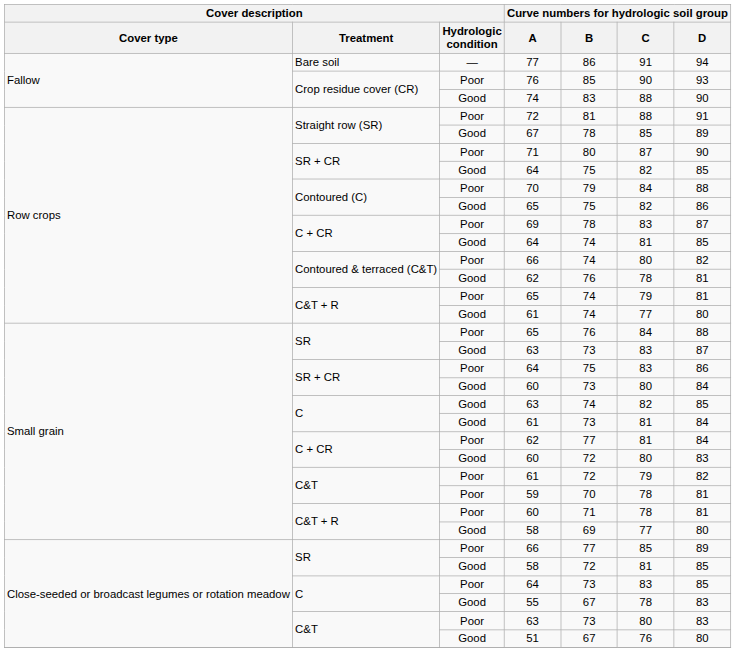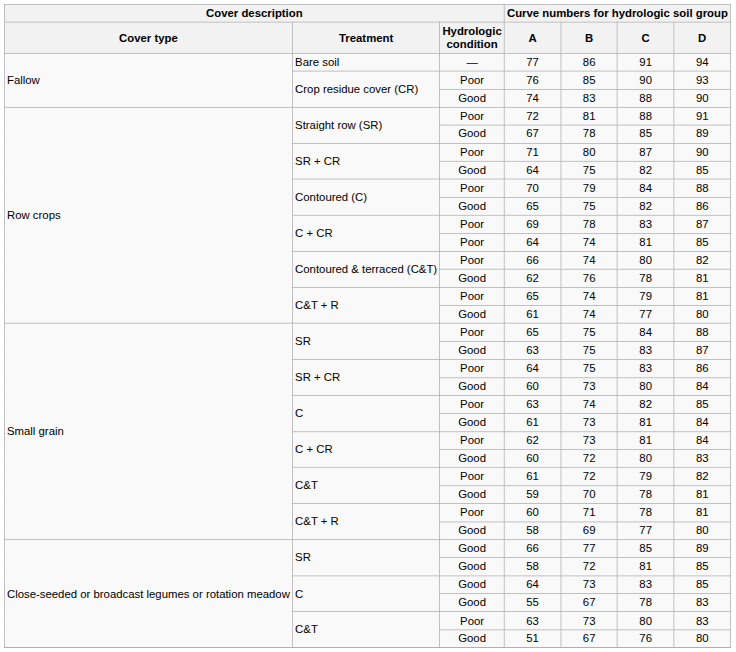(472, 242) Good -> (472, 242) Poor
(589, 332) 76 -> (589, 332) 75
(589, 350) 73 -> (589, 350) 75
(472, 404) Good -> (472, 404) Poor
(589, 440) 77 -> (589, 440) 73
(472, 494) Poor -> (472, 494) Good
(472, 548) Poor -> (472, 548) Good
(472, 584) Poor -> (472, 584) Good
